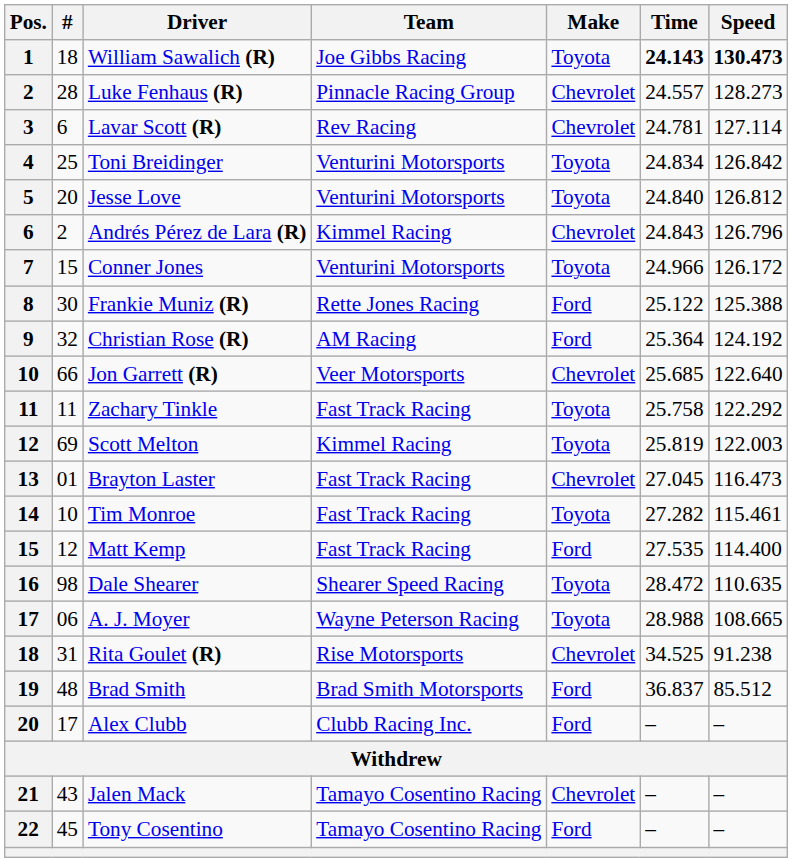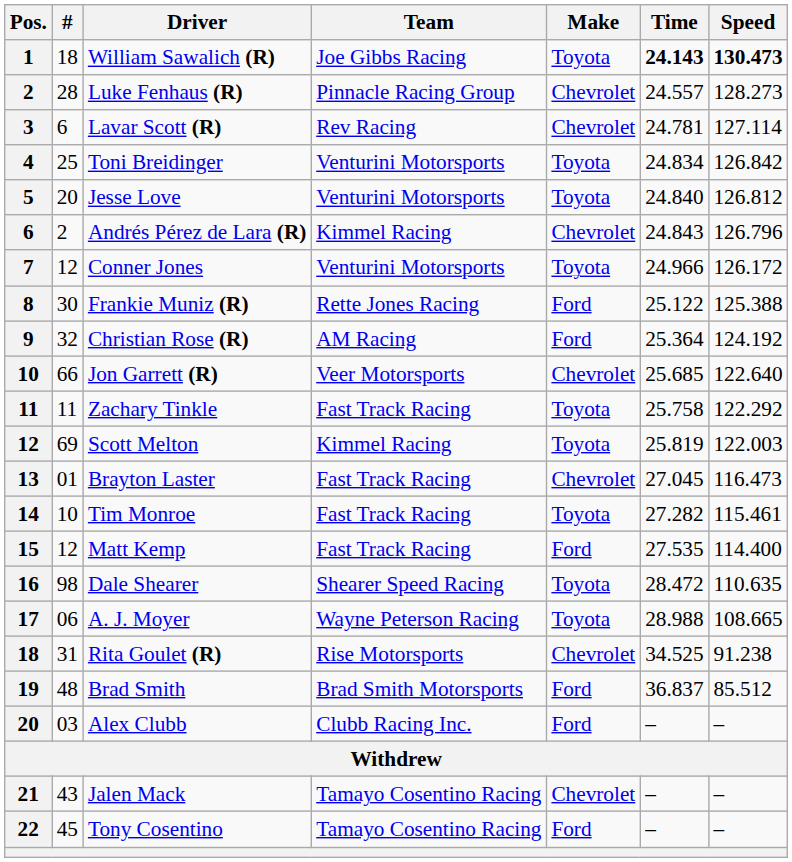(67, 267) 15 -> (67, 267) 12
(67, 723) 17 -> (67, 723) 03
